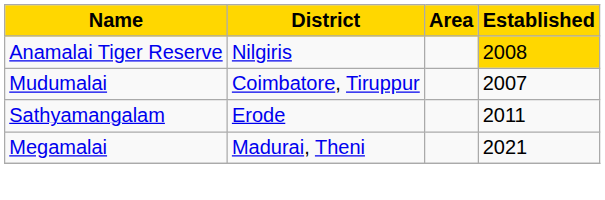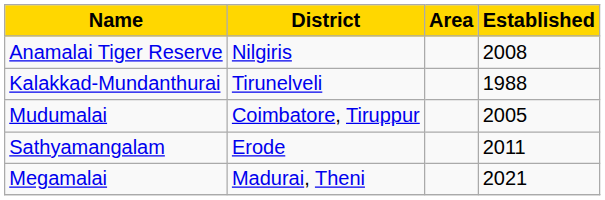(505, 52) gold background -> (505, 52) no background
+ row: (115, 83)
(505, 83) 2007 -> (505, 115) 2005
